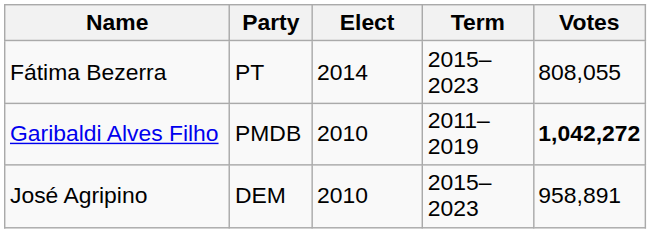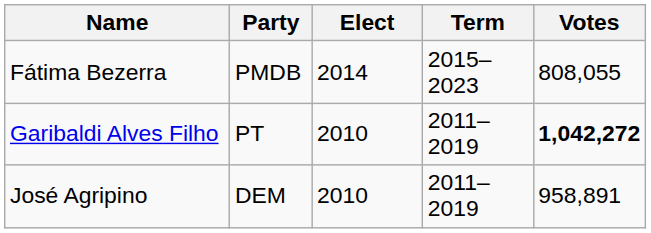(250, 71) PT -> (268, 71) PMDB
(268, 133) PMDB -> (250, 133) PT
(460, 195) 2015–2023 -> (459, 195) 2011–2019
